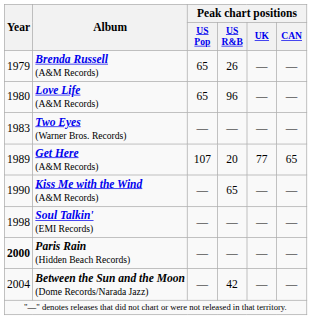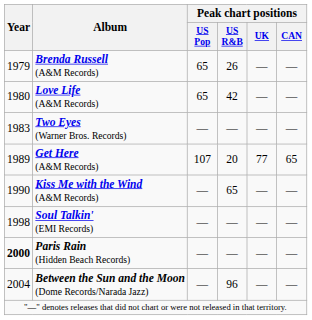(232, 97) 96 -> (232, 97) 42
(232, 284) 42 -> (232, 284) 96
